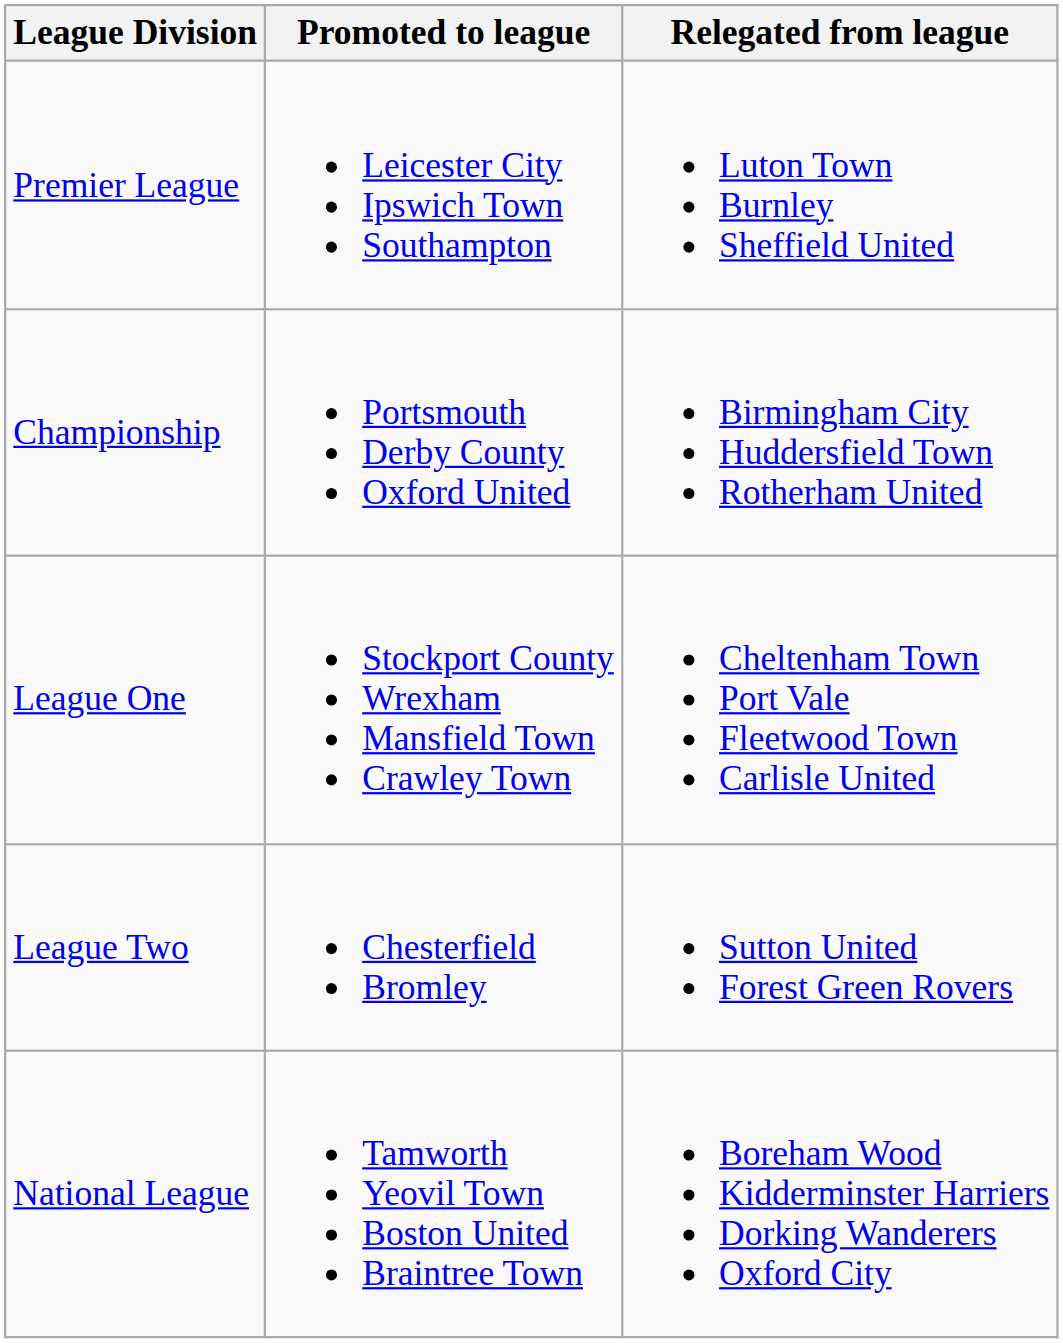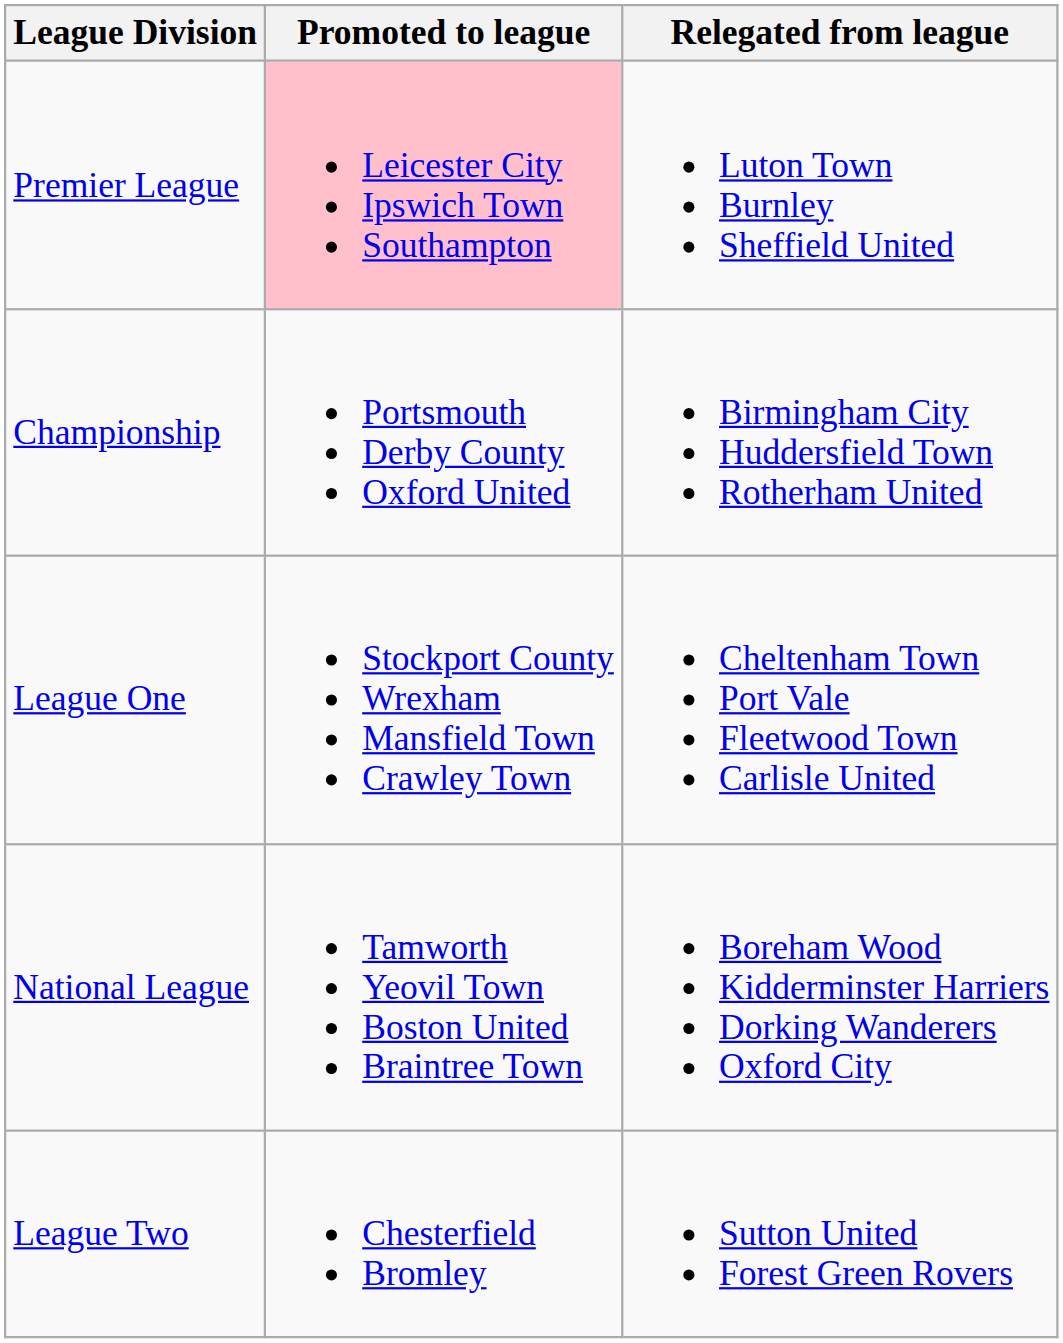(444, 205) no background -> (444, 205) pink background
rows swapped: (101, 946) <-> (131, 1193)
